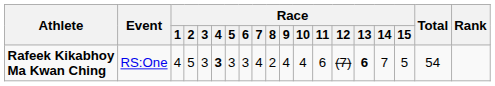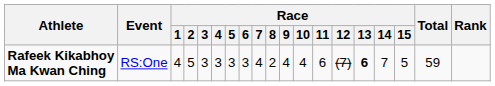(218, 63) bold -> (218, 63) normal
(433, 63) 54 -> (433, 63) 59
